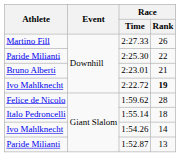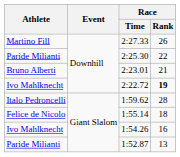(36, 100) Felice de Nicolo -> (36, 100) Italo Pedroncelli
(36, 115) Italo Pedroncelli -> (36, 115) Felice de Nicolo
(163, 130) 14 -> (163, 130) 16
